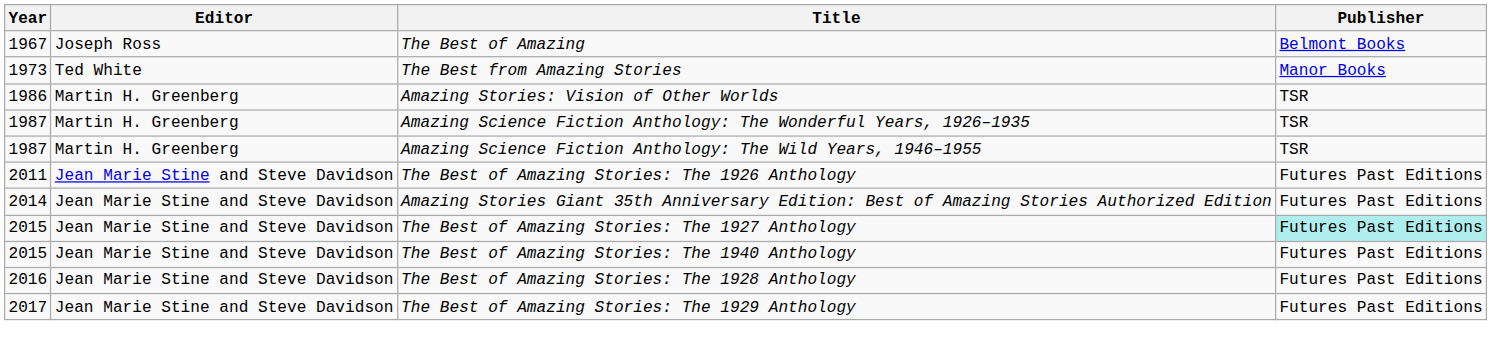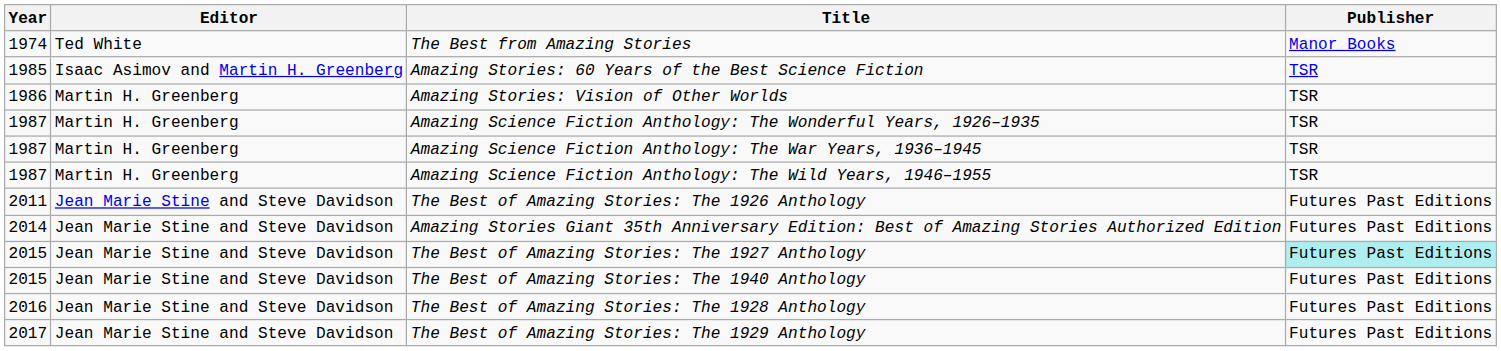- row: (493, 44)
(28, 70) 1973 -> (28, 44) 1974
+ row: (667, 70)
+ row: (696, 149)
